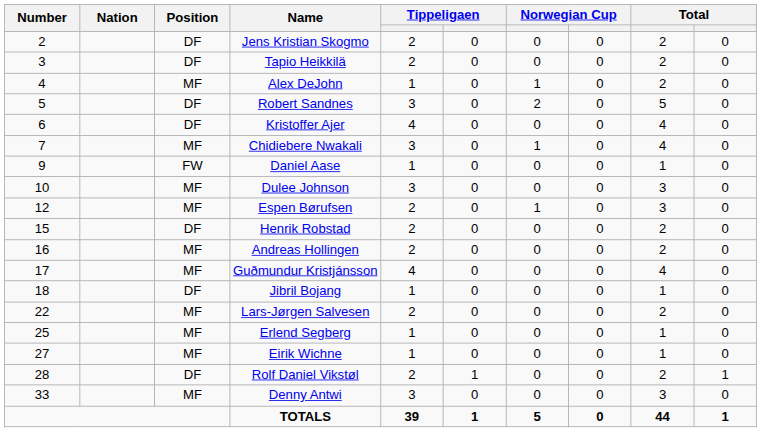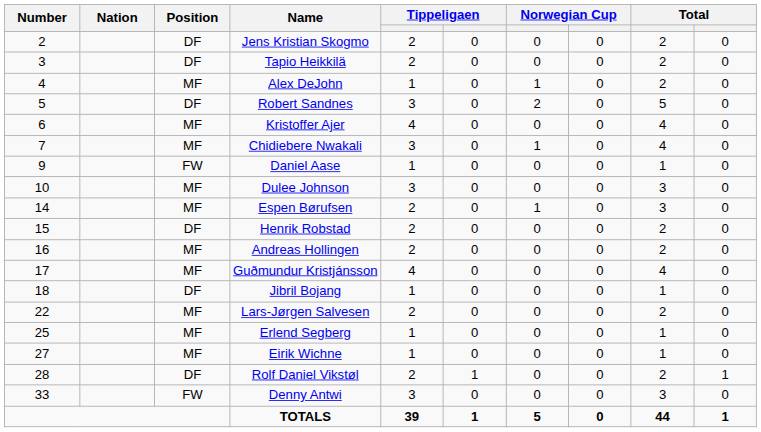(192, 124) DF -> (192, 124) MF
(42, 208) 12 -> (42, 208) 14
(192, 395) MF -> (192, 395) FW
